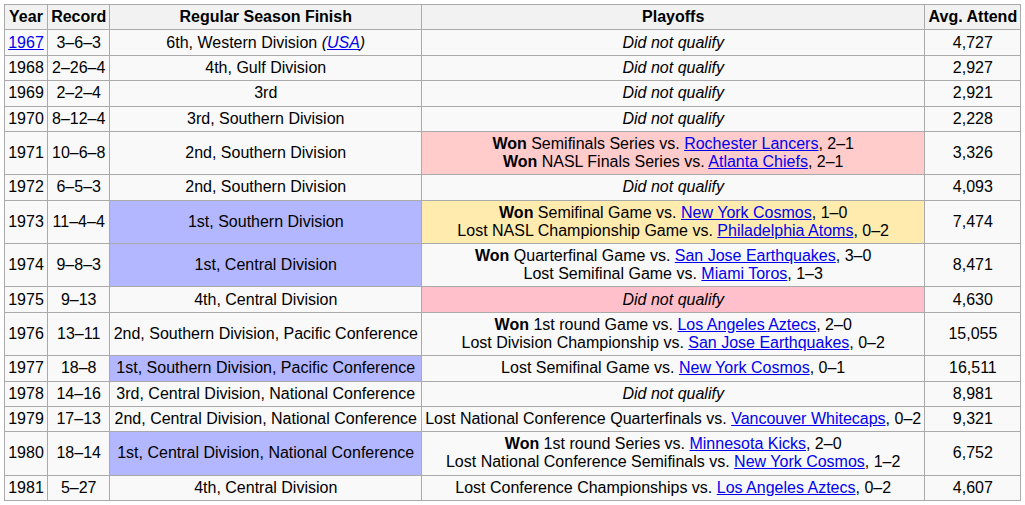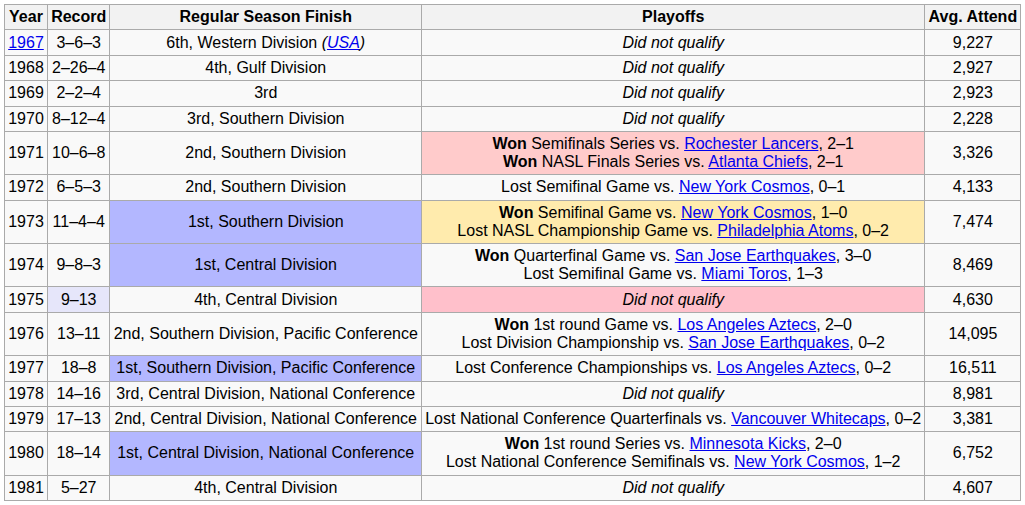(973, 42) 4,727 -> (973, 42) 9,227
(973, 93) 2,921 -> (973, 93) 2,923
(673, 187) Did not qualify -> (673, 187) Lost Semifinal Game vs. New York Cosmos, 0–1
(973, 187) 4,093 -> (973, 187) 4,133
(973, 265) 8,471 -> (973, 265) 8,469
(79, 299) no background -> (79, 299) lavender background
(973, 333) 15,055 -> (973, 333) 14,095
(673, 368) Lost Semifinal Game vs. New York Cosmos, 0–1 -> (673, 368) Lost Conference Championships vs. Los Angeles Aztecs, 0–2
(973, 419) 9,321 -> (973, 419) 3,381
(673, 487) Lost Conference Championships vs. Los Angeles Aztecs, 0–2 -> (673, 487) Did not qualify
